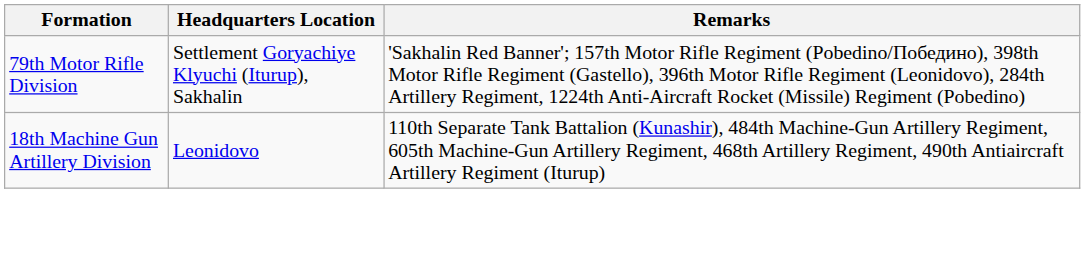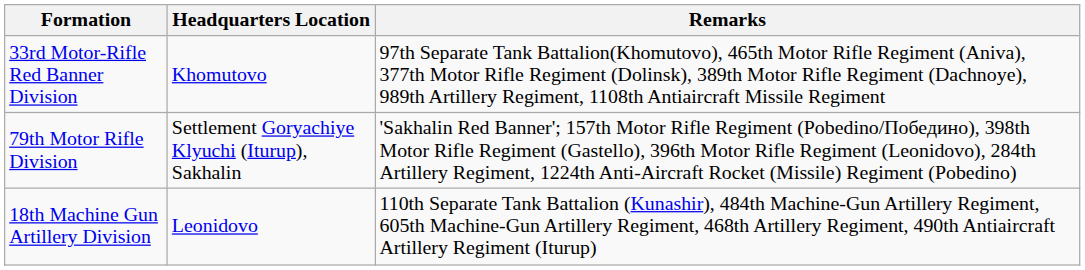+ row: (78, 74)
